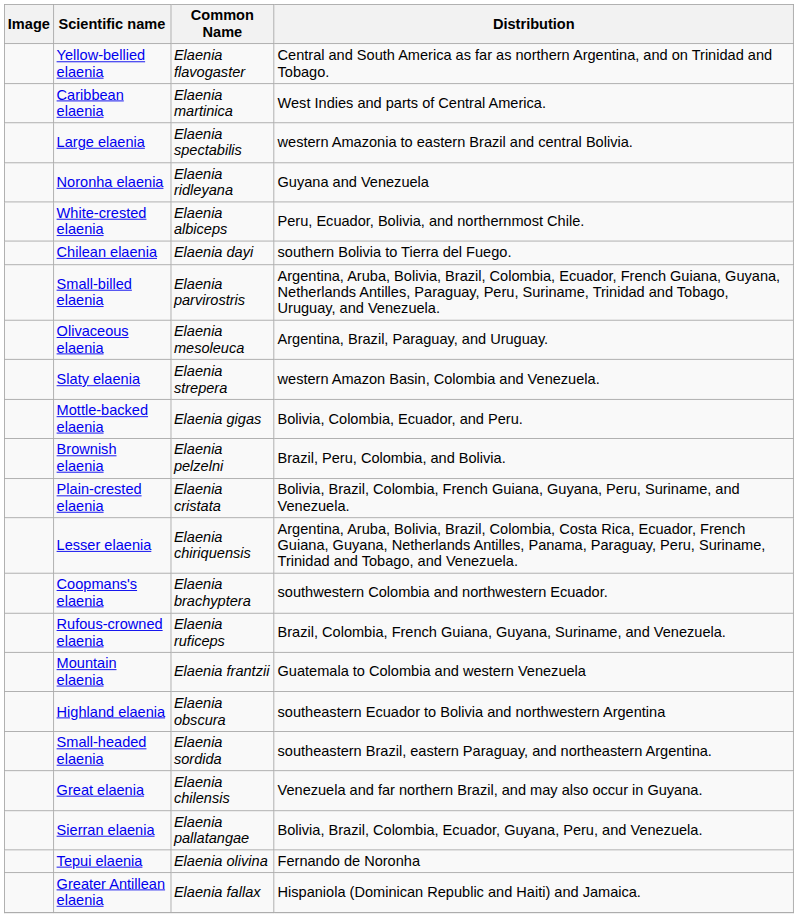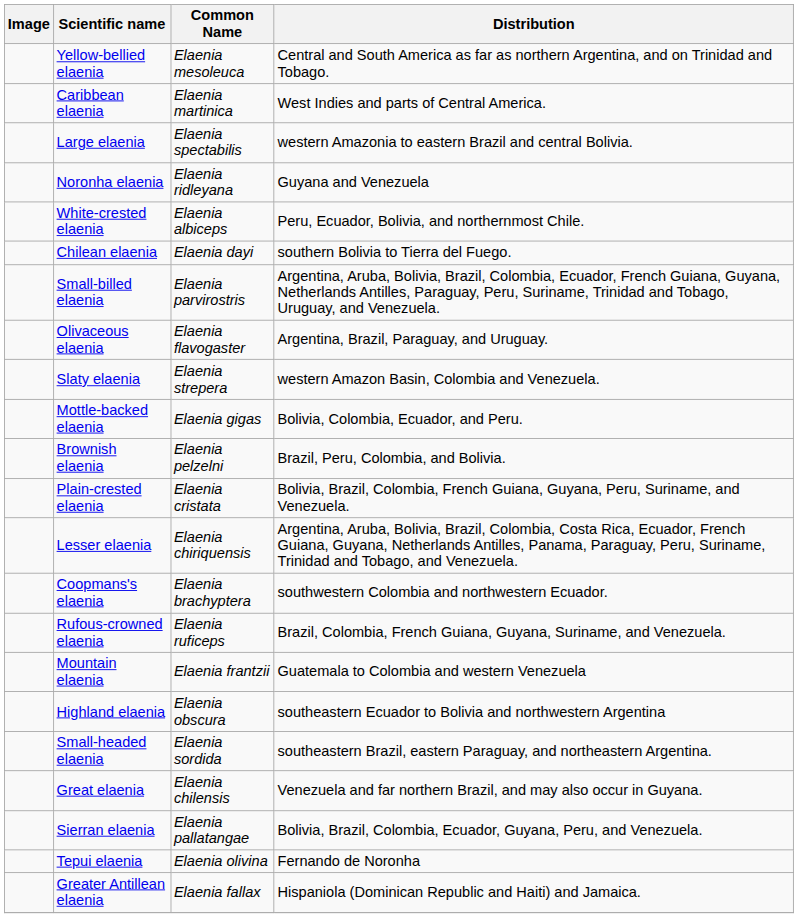(210, 63) Elaenia flavogaster -> (209, 63) Elaenia mesoleuca
(209, 340) Elaenia mesoleuca -> (210, 340) Elaenia flavogaster
